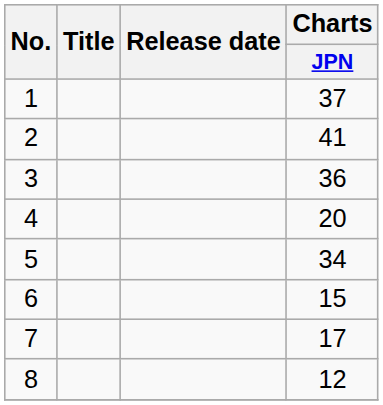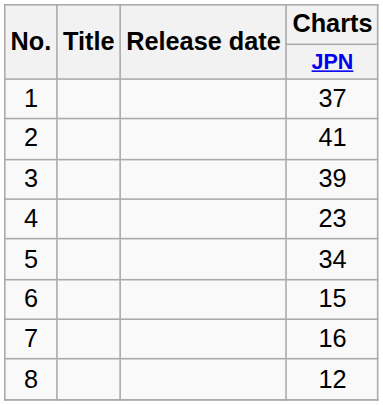(332, 178) 36 -> (332, 178) 39
(332, 218) 20 -> (332, 218) 23
(332, 339) 17 -> (332, 339) 16
